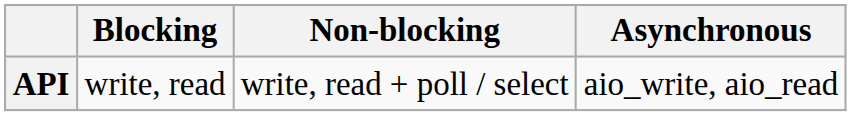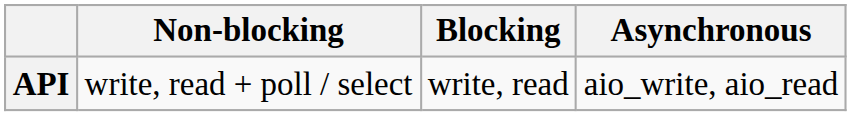columns swapped: (155, 30) <-> (405, 30)
